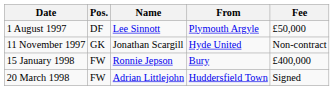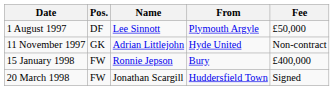(148, 45) Jonathan Scargill -> (148, 45) Adrian Littlejohn
(148, 77) Adrian Littlejohn -> (148, 77) Jonathan Scargill
